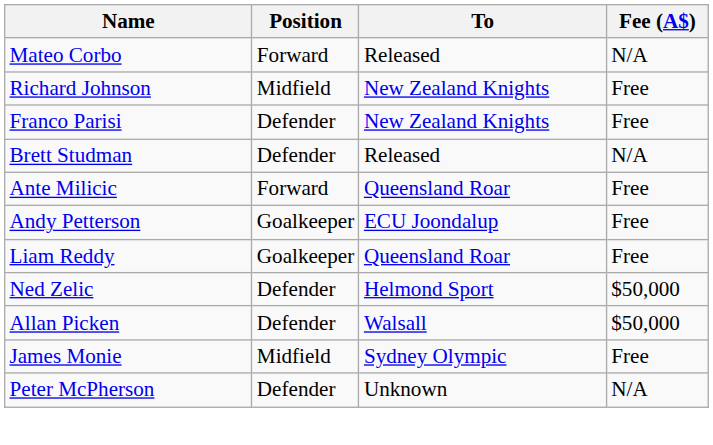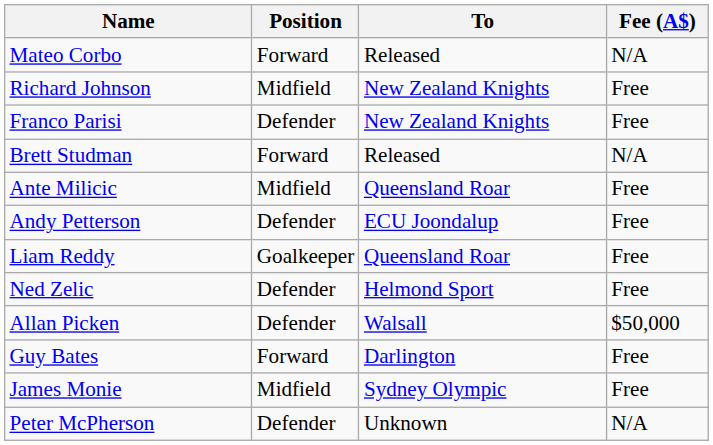(296, 155) Defender -> (293, 155) Forward
(293, 188) Forward -> (294, 188) Midfield
(306, 222) Goalkeeper -> (296, 222) Defender
(646, 289) $50,000 -> (630, 289) Free
+ row: (54, 356)
